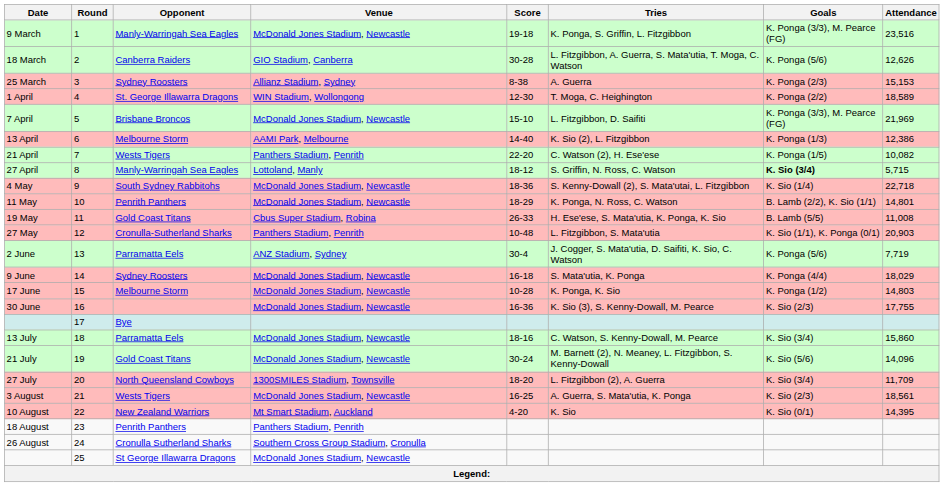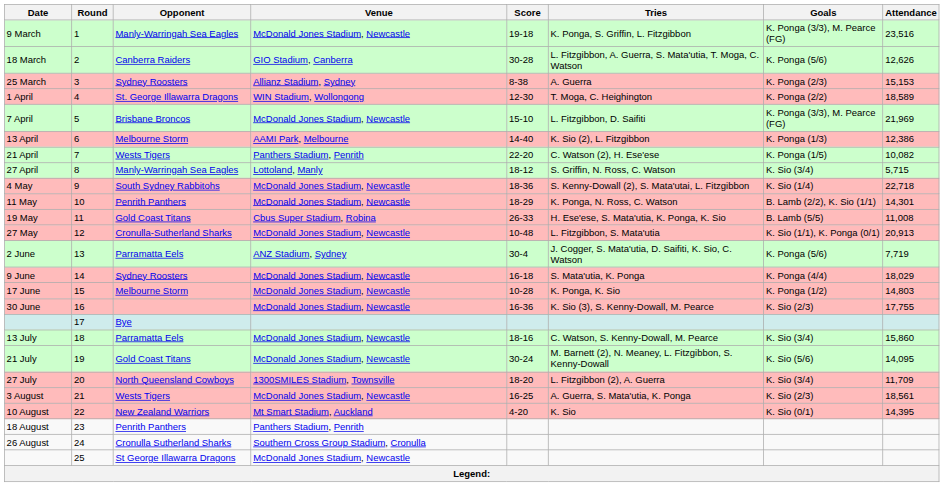(790, 170) bold -> (790, 170) normal
(900, 201) 14,801 -> (900, 201) 14,301
(308, 233) Panthers Stadium, Penrith -> (332, 233) McDonald Jones Stadium, Newcastle
(900, 233) 20,903 -> (900, 233) 20,913
(900, 358) 14,096 -> (900, 358) 14,095
